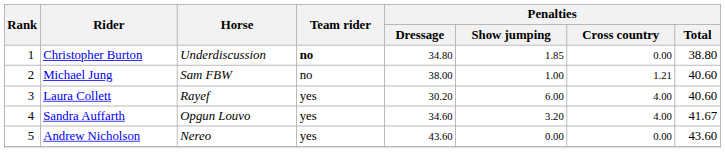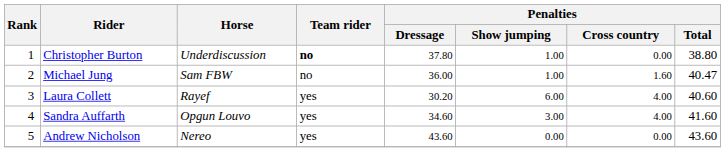(441, 56) 34.80 -> (441, 56) 37.80
(554, 56) 1.85 -> (554, 56) 1.00
(441, 76) 38.00 -> (441, 76) 36.00
(663, 76) 1.21 -> (663, 76) 1.60
(703, 75) 40.60 -> (703, 75) 40.47
(554, 116) 3.20 -> (554, 116) 3.00
(703, 116) 41.67 -> (703, 116) 41.60
